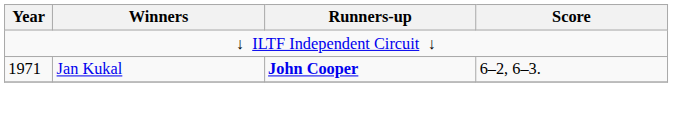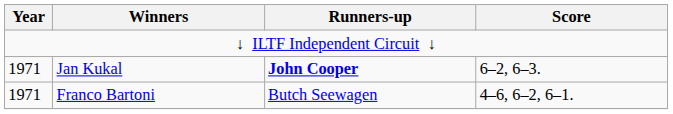+ row: (106, 95)
